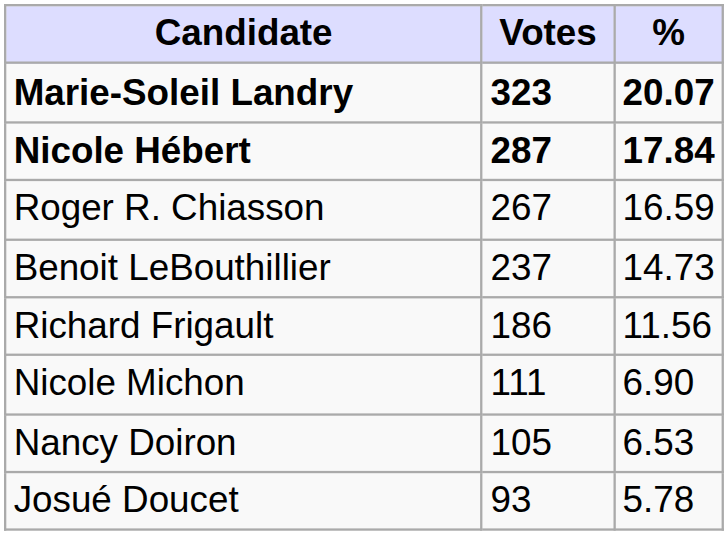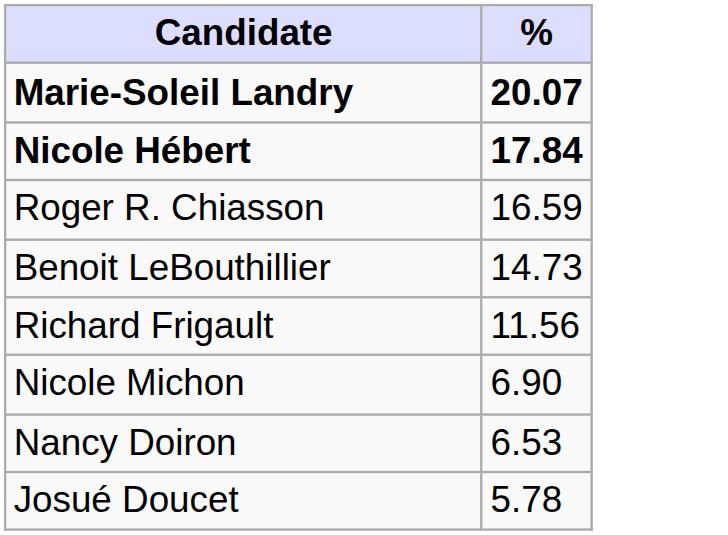- column: (548, 33)
